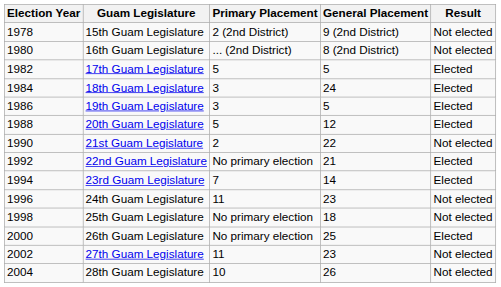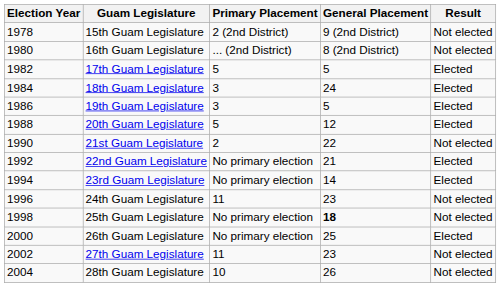(216, 180) 7 -> (263, 180) No primary election
(329, 217) normal -> (329, 217) bold
